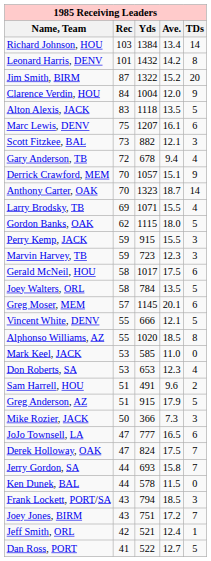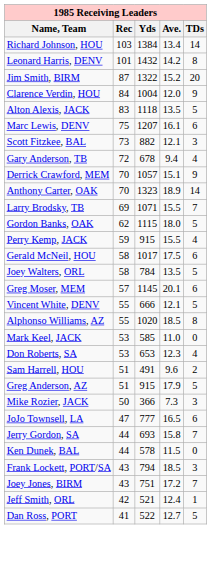(172, 191) 18.7 -> (172, 191) 18.9
(195, 207) 4 -> (195, 207) 7
(195, 239) 3 -> (195, 239) 4
- row: (47, 256)
- row: (54, 451)
